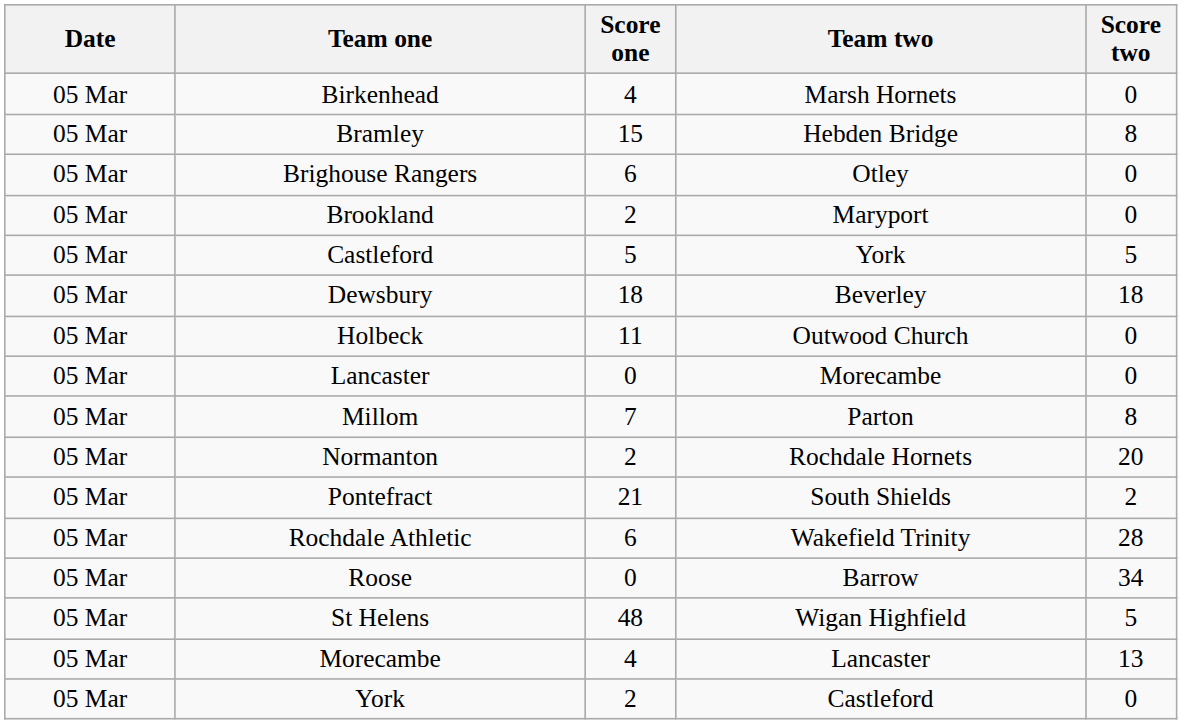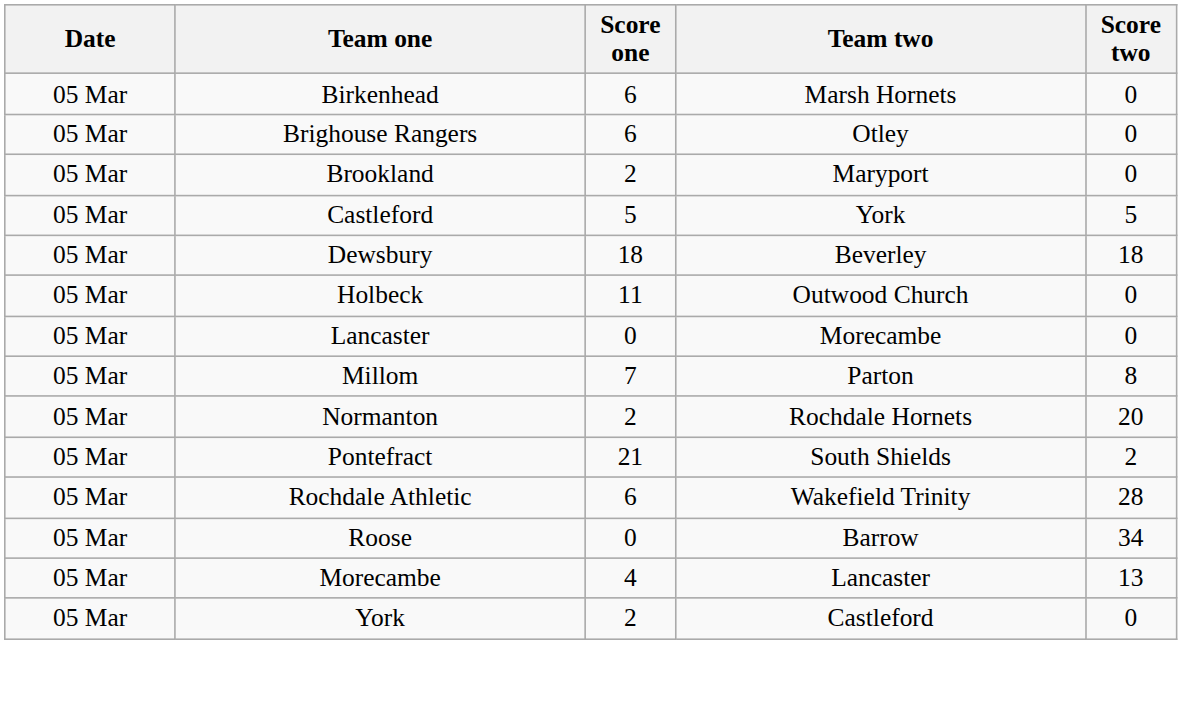(630, 93) 4 -> (630, 93) 6
- row: (380, 133)
- row: (380, 618)
